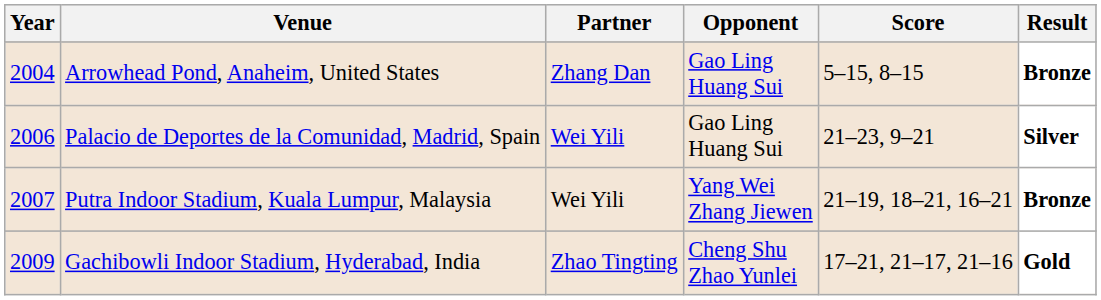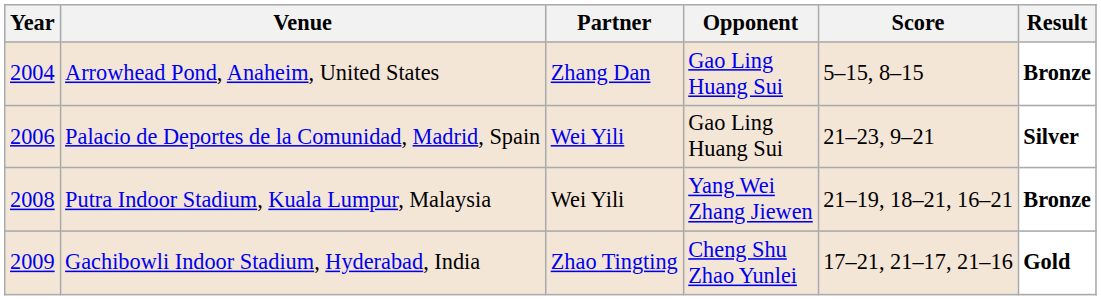(32, 199) 2007 -> (32, 199) 2008
